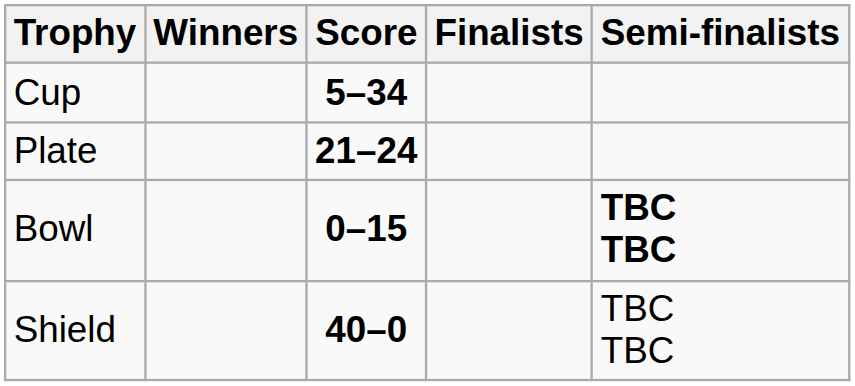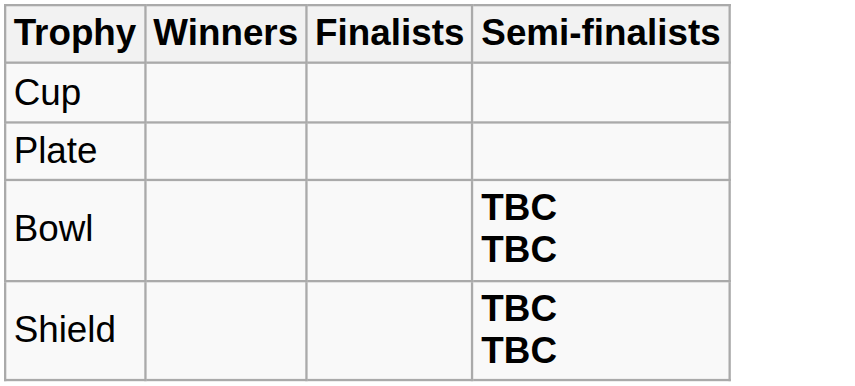- column: (366, 33)
(637, 329) normal -> (519, 329) bold
